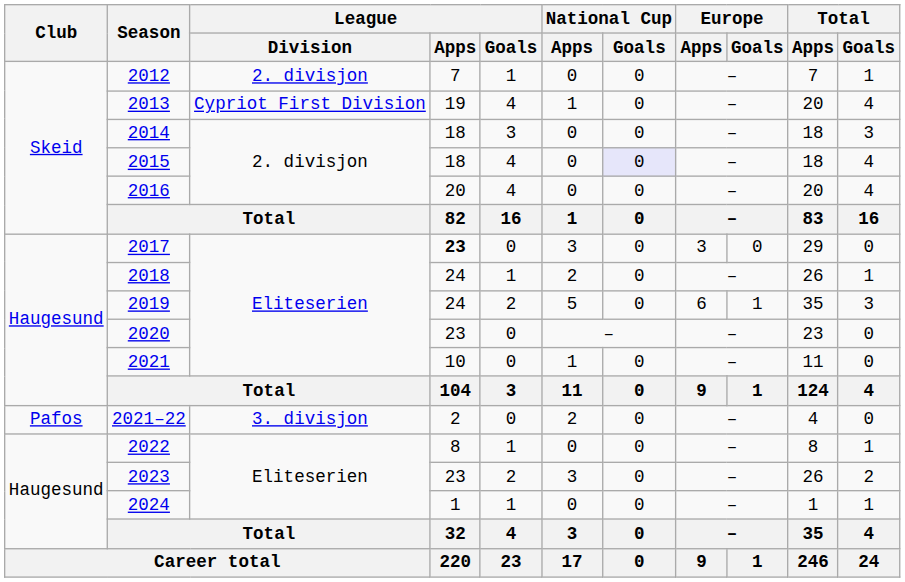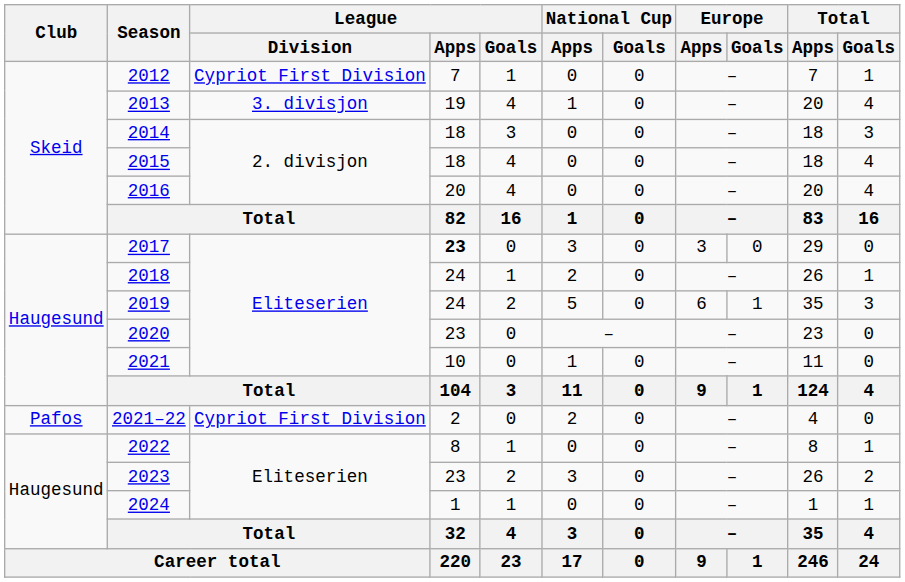(310, 76) 2. divisjon -> (310, 76) Cypriot First Division
(310, 105) Cypriot First Division -> (310, 105) 3. divisjon
(639, 162) lavender background -> (639, 162) no background
(310, 419) 3. divisjon -> (310, 419) Cypriot First Division
